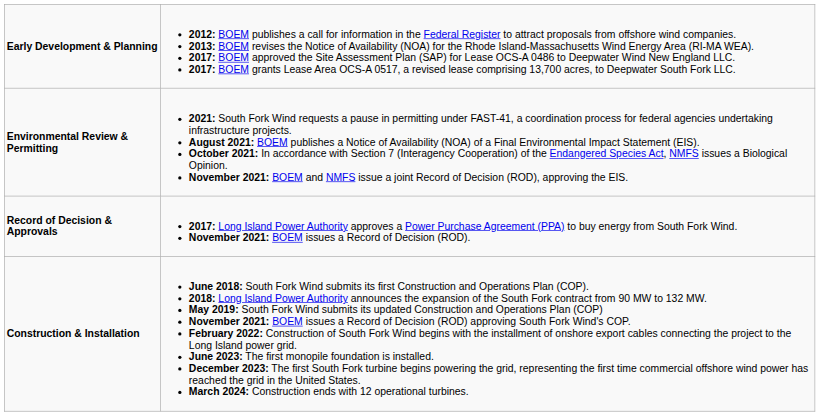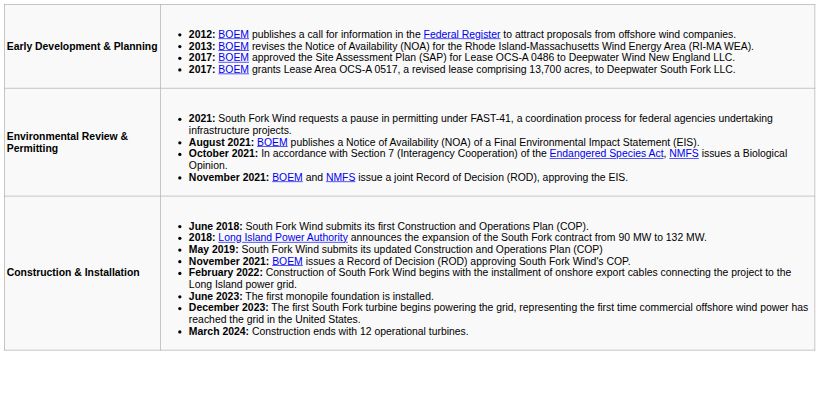- row: (59, 226)
